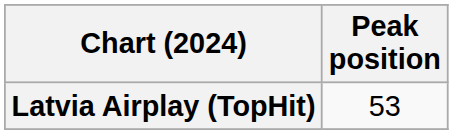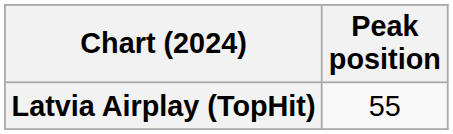(385, 105) 53 -> (385, 105) 55
